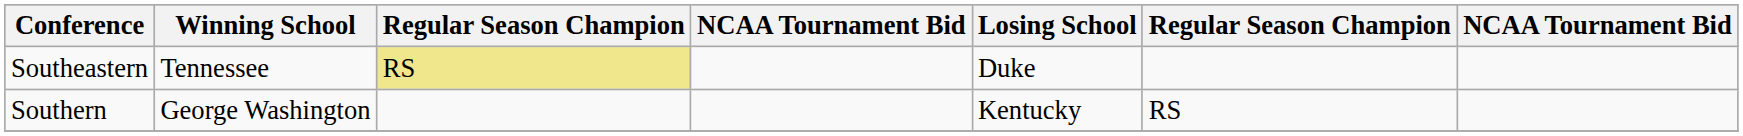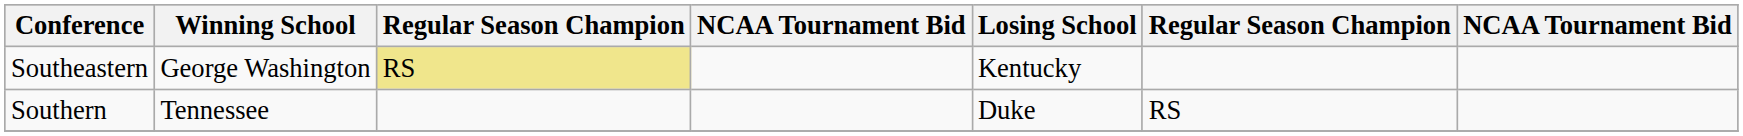(215, 67) Tennessee -> (265, 67) George Washington
(1007, 67) Duke -> (1030, 67) Kentucky
(265, 109) George Washington -> (215, 109) Tennessee
(1030, 109) Kentucky -> (1007, 109) Duke
